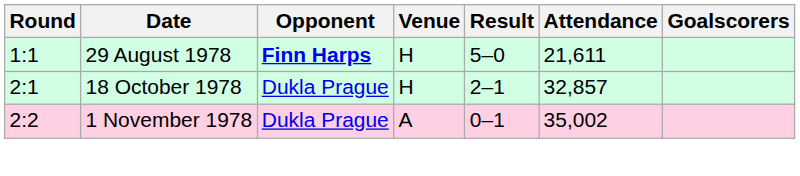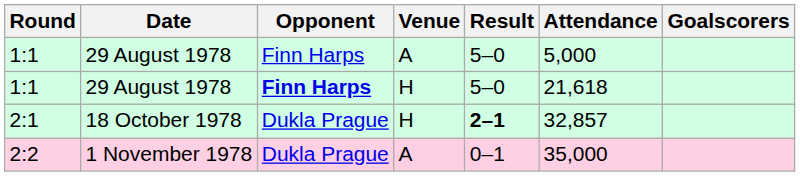+ row: (24, 54)
(575, 54) 21,611 -> (576, 87) 21,618
(487, 87) normal -> (487, 120) bold
(576, 120) 35,002 -> (576, 154) 35,000
